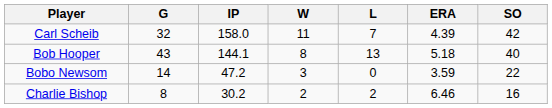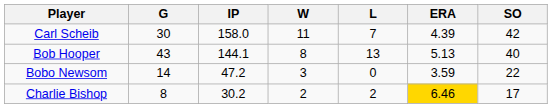(163, 34) 32 -> (163, 34) 30
(443, 53) 5.18 -> (443, 53) 5.13
(443, 93) no background -> (443, 93) gold background
(513, 93) 16 -> (513, 93) 17
